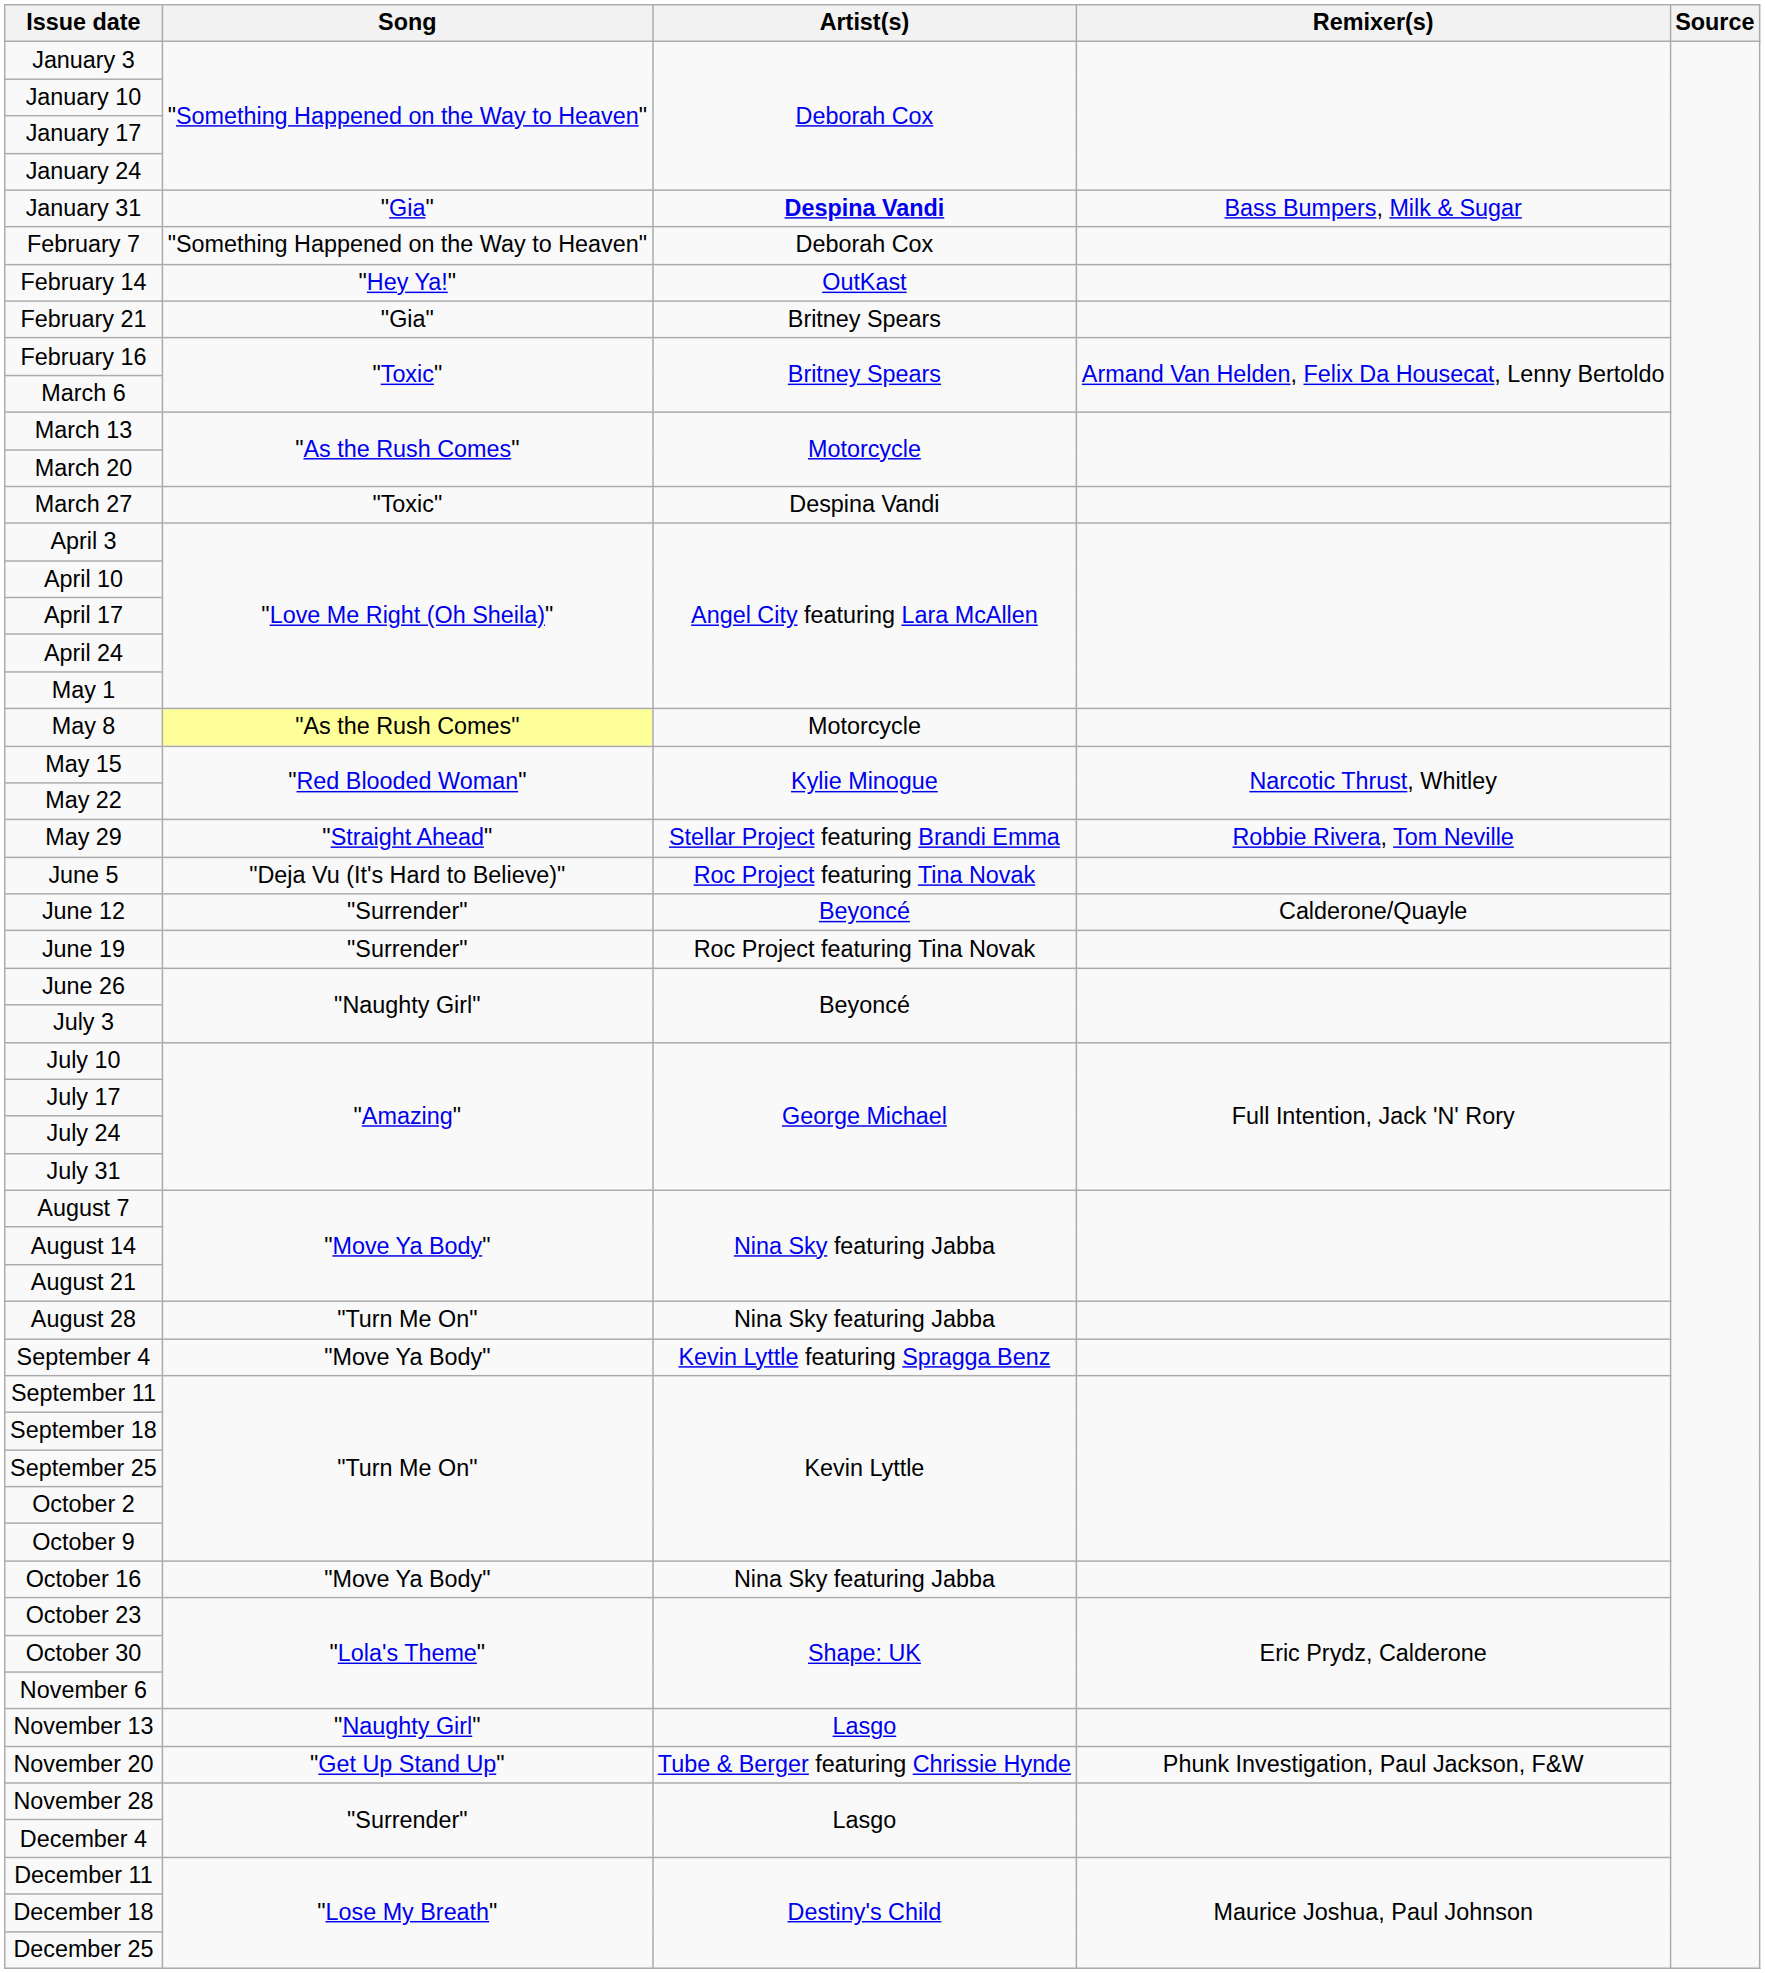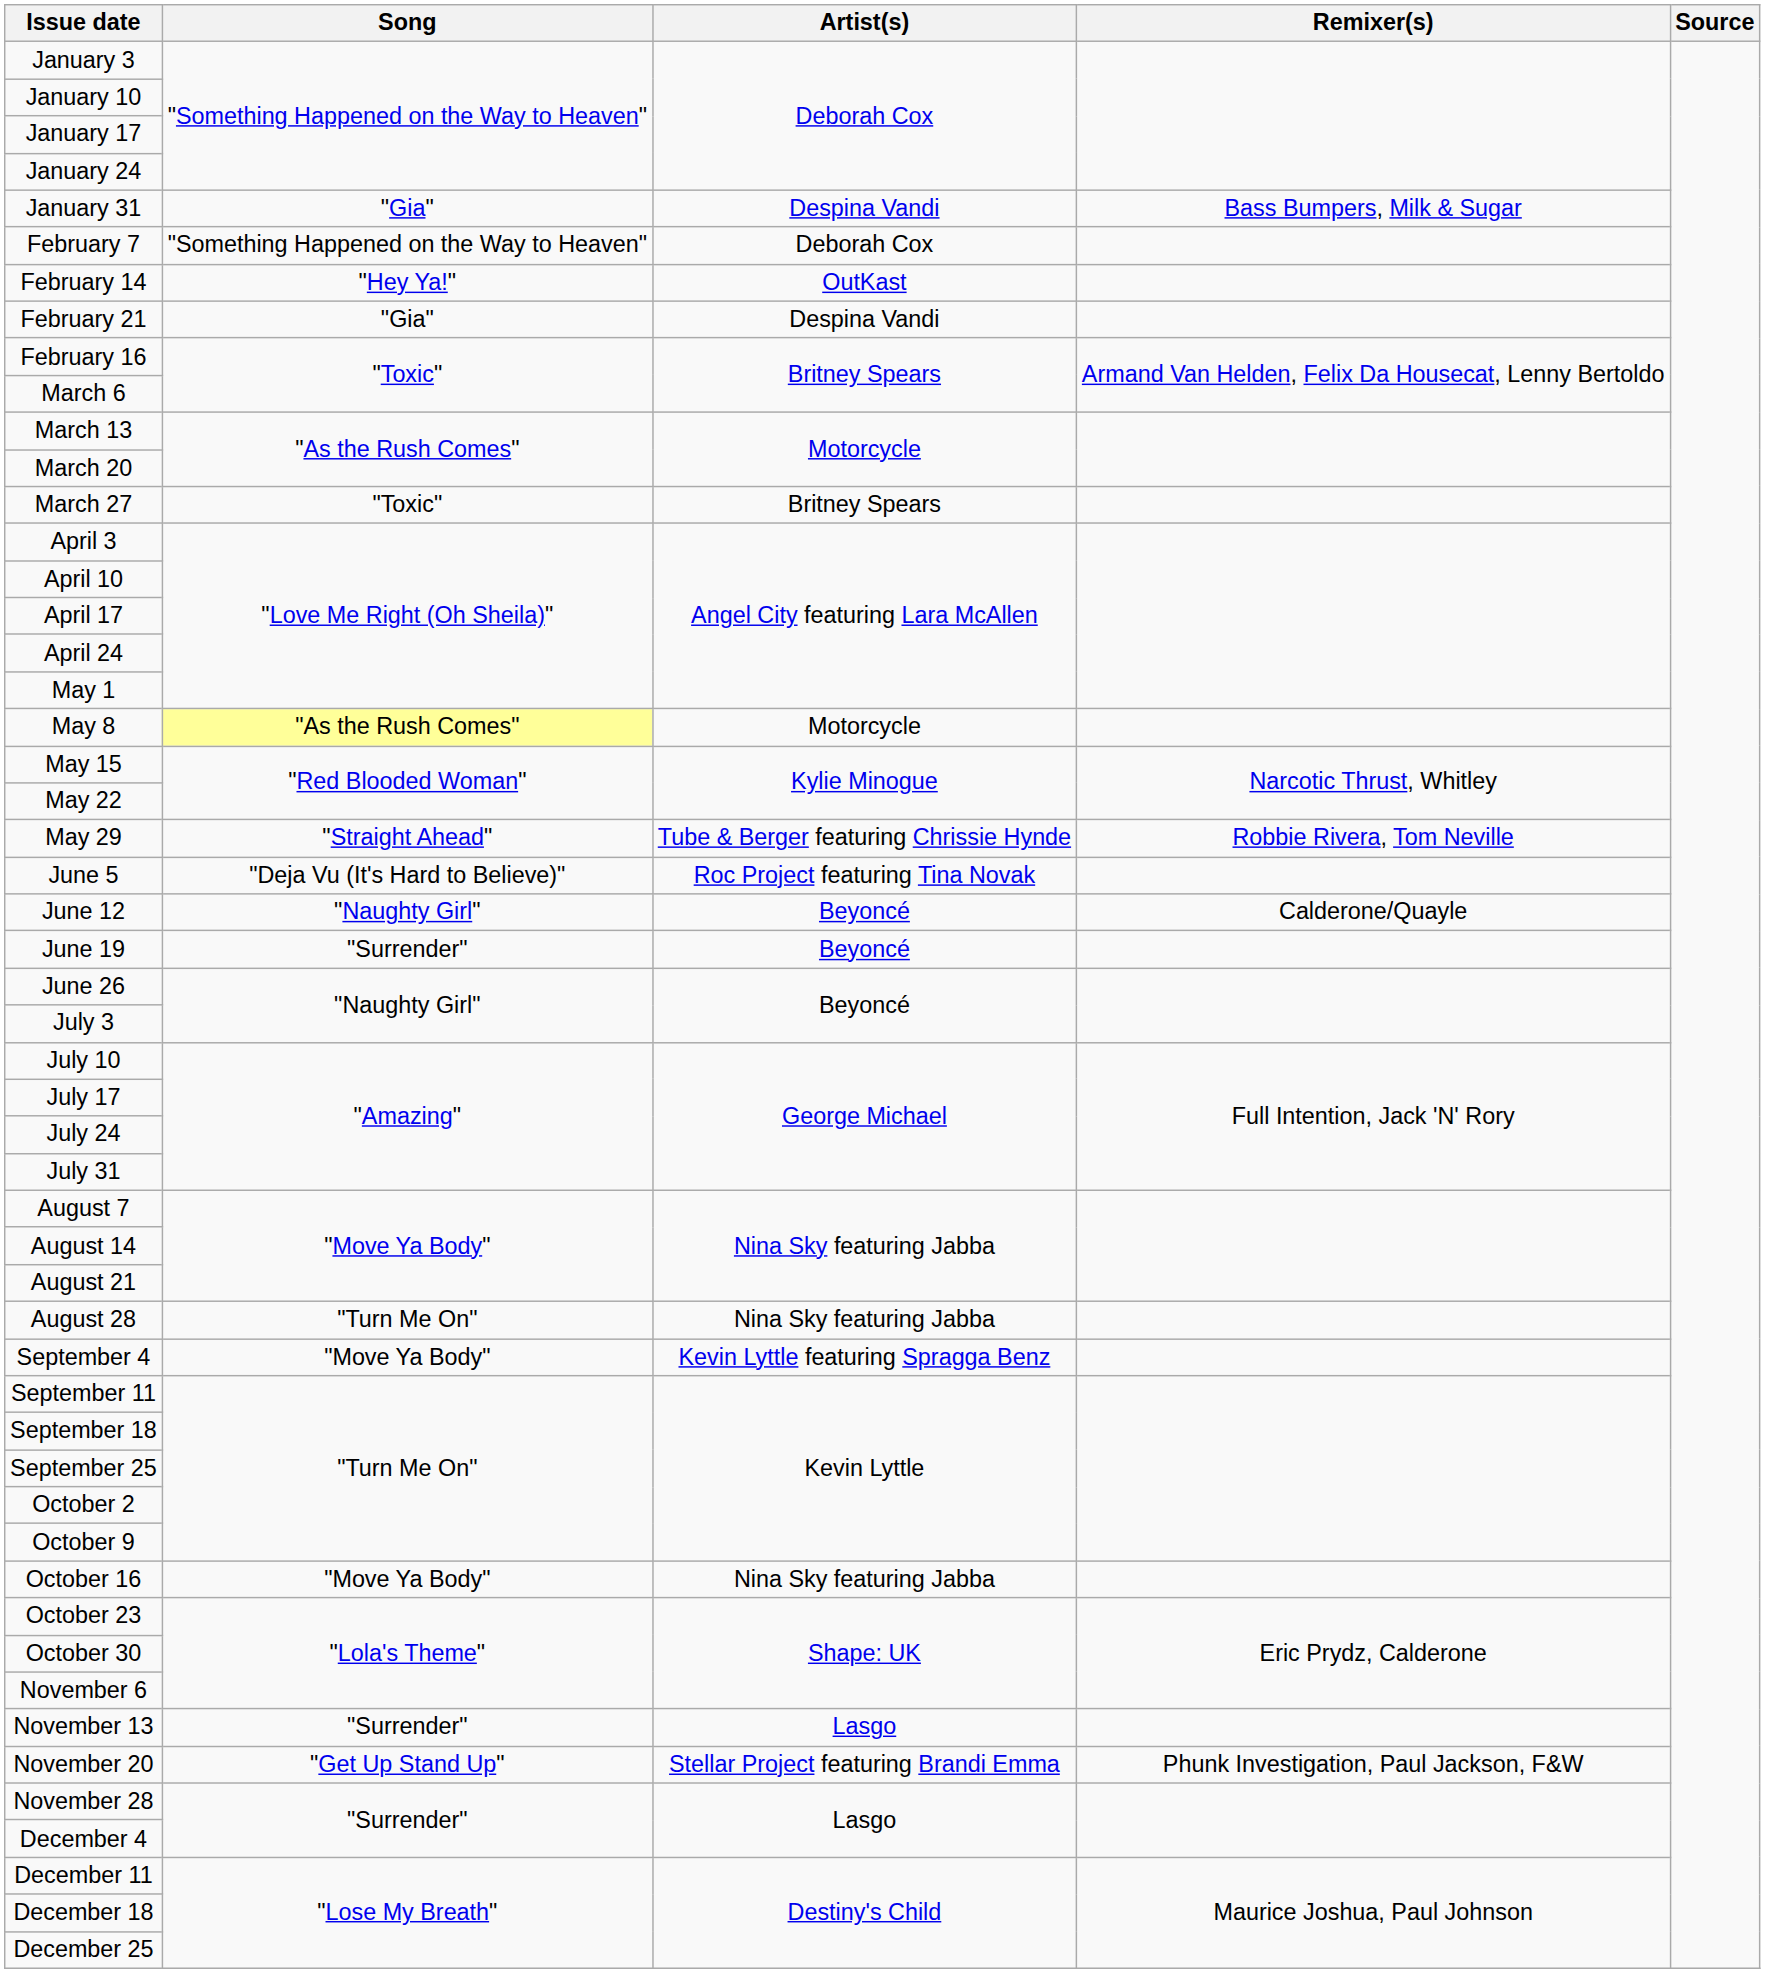(864, 208) bold -> (864, 208) normal
(864, 319) Britney Spears -> (864, 319) Despina Vandi
(864, 504) Despina Vandi -> (864, 504) Britney Spears
(864, 838) Stellar Project featuring Brandi Emma -> (864, 838) Tube & Berger featuring Chrissie Hynde
(407, 912) "Surrender" -> (407, 912) "Naughty Girl"
(864, 949) Roc Project featuring Tina Novak -> (864, 949) Beyoncé
(407, 1727) "Naughty Girl" -> (407, 1727) "Surrender"
(864, 1764) Tube & Berger featuring Chrissie Hynde -> (864, 1764) Stellar Project featuring Brandi Emma
